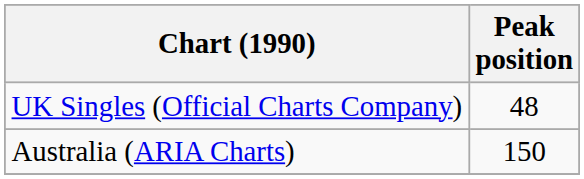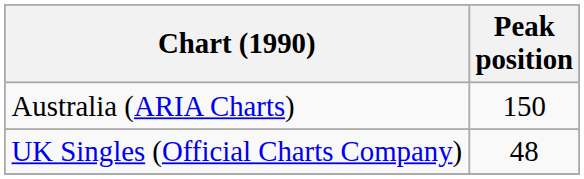rows swapped: (237, 105) <-> (153, 151)
